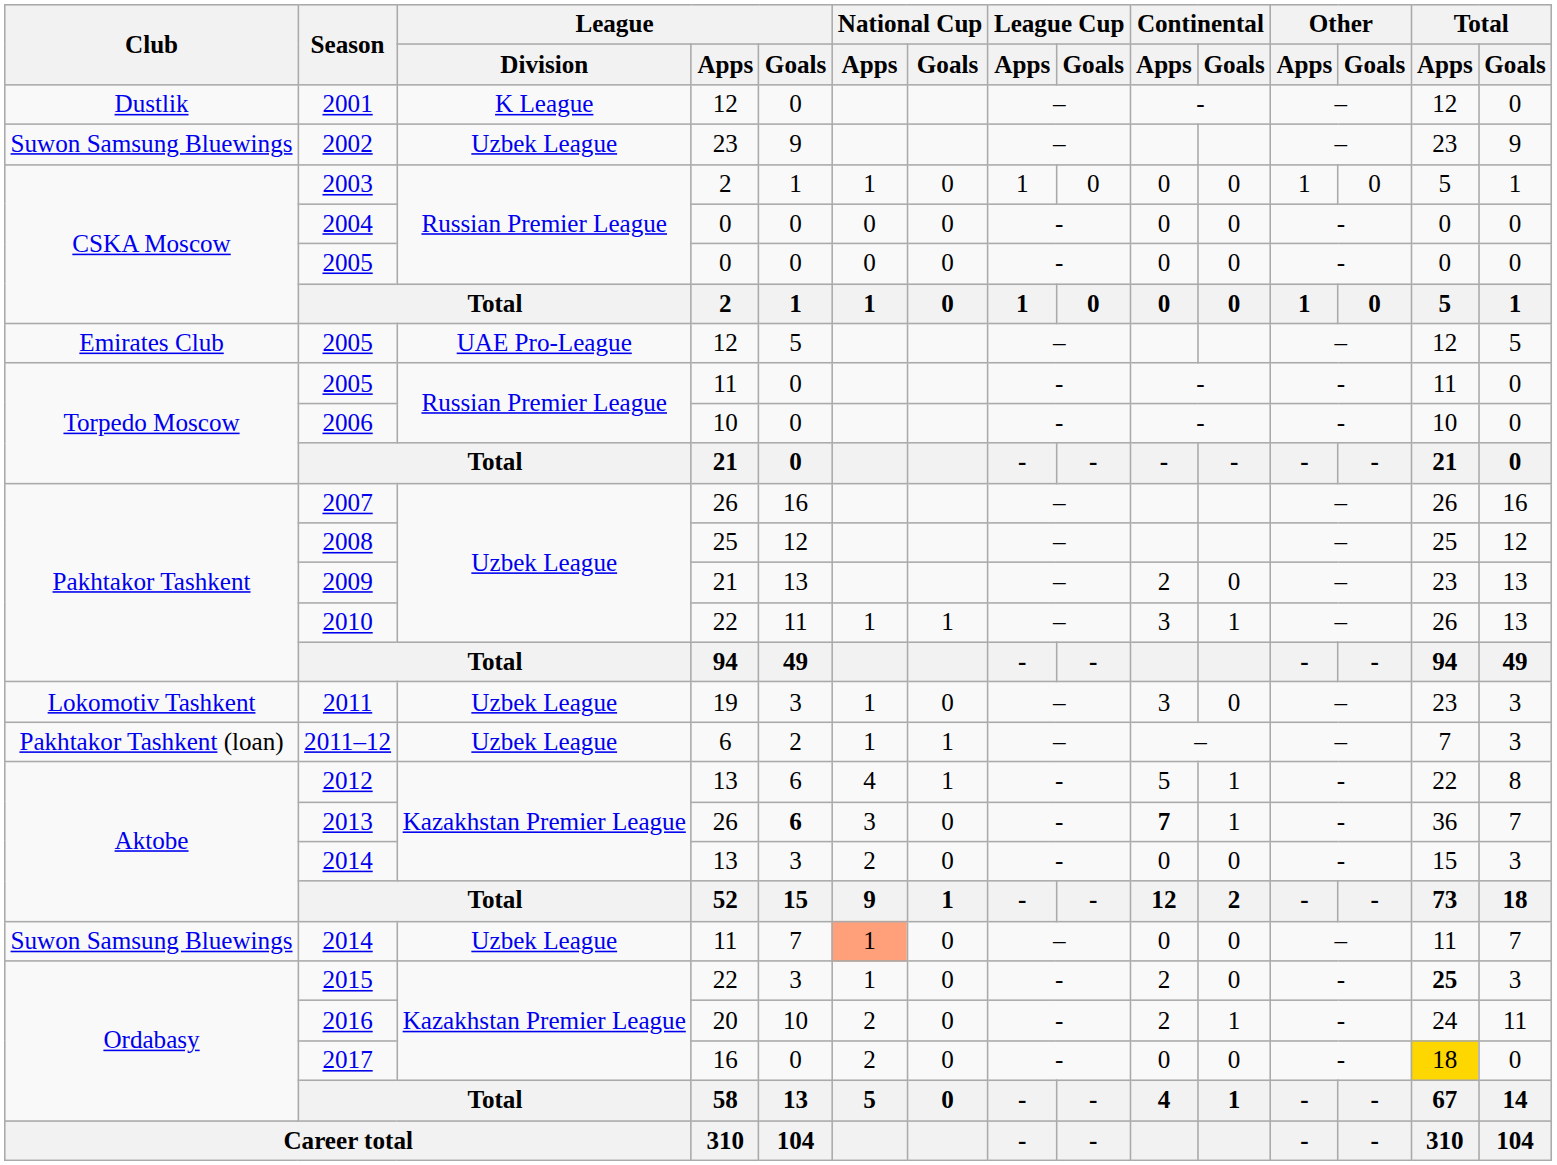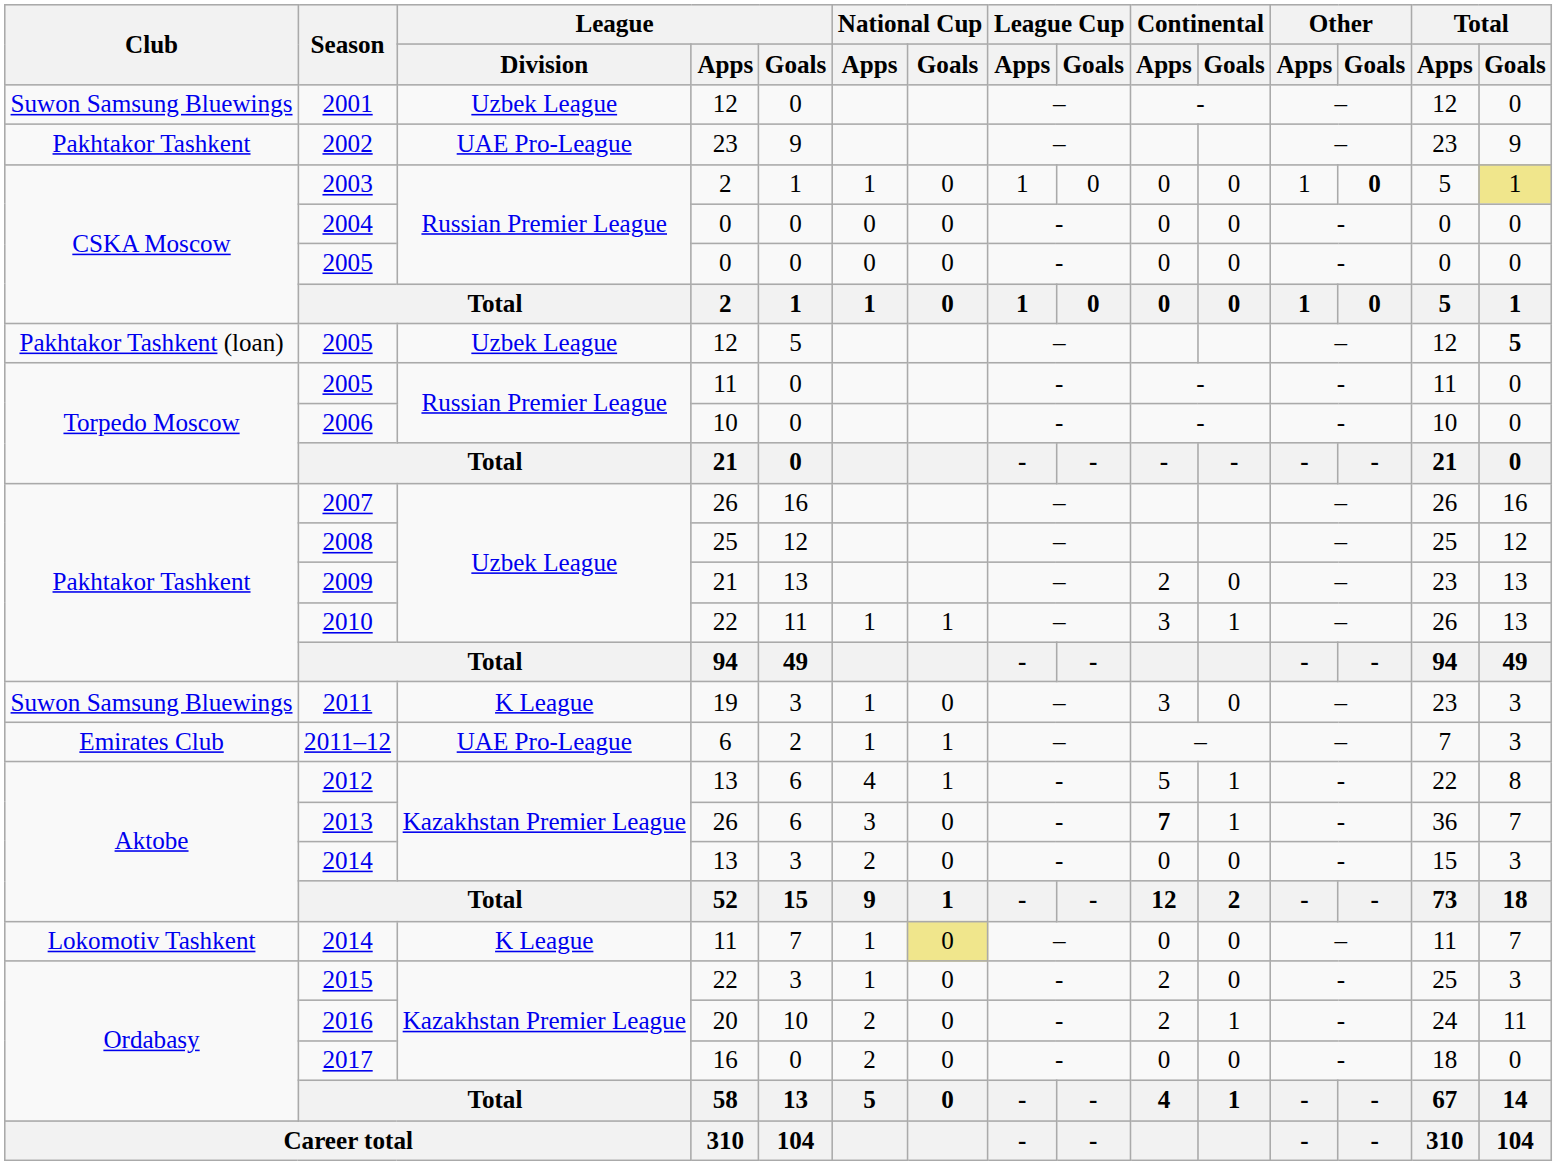(152, 104) Dustlik -> (152, 104) Suwon Samsung Bluewings
(544, 104) K League -> (544, 104) Uzbek League
(152, 143) Suwon Samsung Bluewings -> (152, 143) Pakhtakor Tashkent
(544, 143) Uzbek League -> (544, 143) UAE Pro-League
(1375, 183) normal -> (1375, 183) bold
(1515, 183) no background -> (1515, 183) khaki background
(152, 343) Emirates Club -> (152, 343) Pakhtakor Tashkent (loan)
(544, 343) UAE Pro-League -> (544, 343) Uzbek League
(1515, 343) normal -> (1515, 343) bold
(152, 701) Lokomotiv Tashkent -> (152, 701) Suwon Samsung Bluewings
(544, 701) Uzbek League -> (544, 701) K League
(152, 741) Pakhtakor Tashkent (loan) -> (152, 741) Emirates Club
(544, 741) Uzbek League -> (544, 741) UAE Pro-League
(796, 821) bold -> (796, 821) normal
(152, 940) Suwon Samsung Bluewings -> (152, 940) Lokomotiv Tashkent
(544, 940) Uzbek League -> (544, 940) K League
(870, 940) lightsalmon background -> (870, 940) no background
(948, 940) no background -> (948, 940) khaki background
(1445, 980) bold -> (1445, 980) normal
(1445, 1060) gold background -> (1445, 1060) no background
